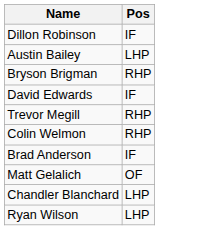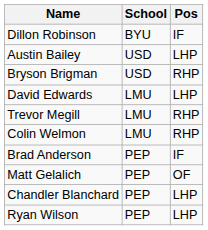+ column: (146, 14)
(130, 94) IF -> (185, 94) LHP
